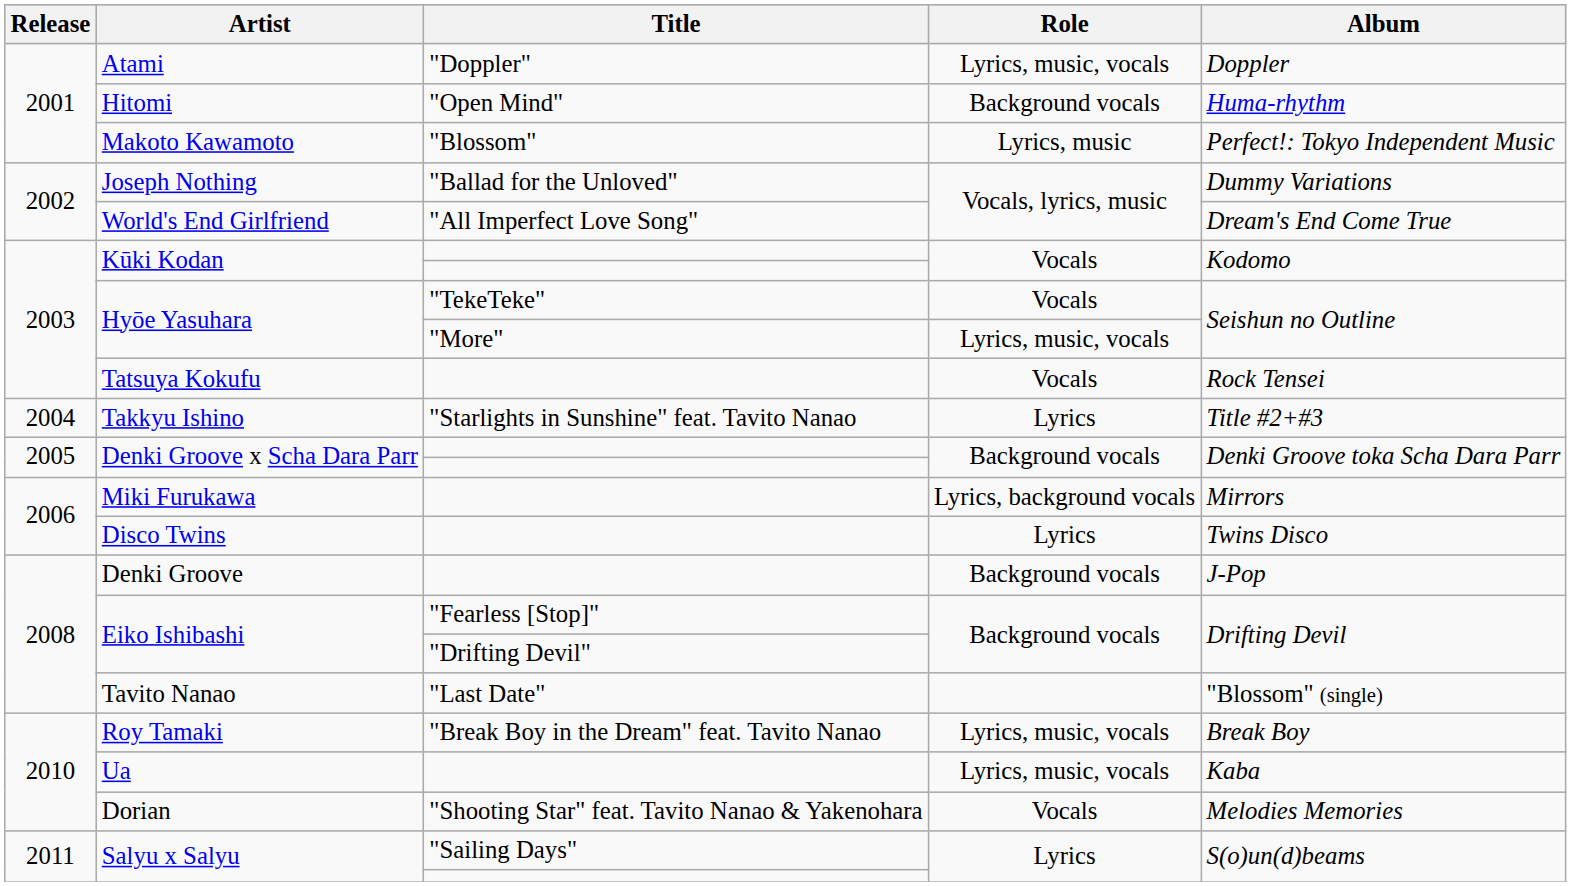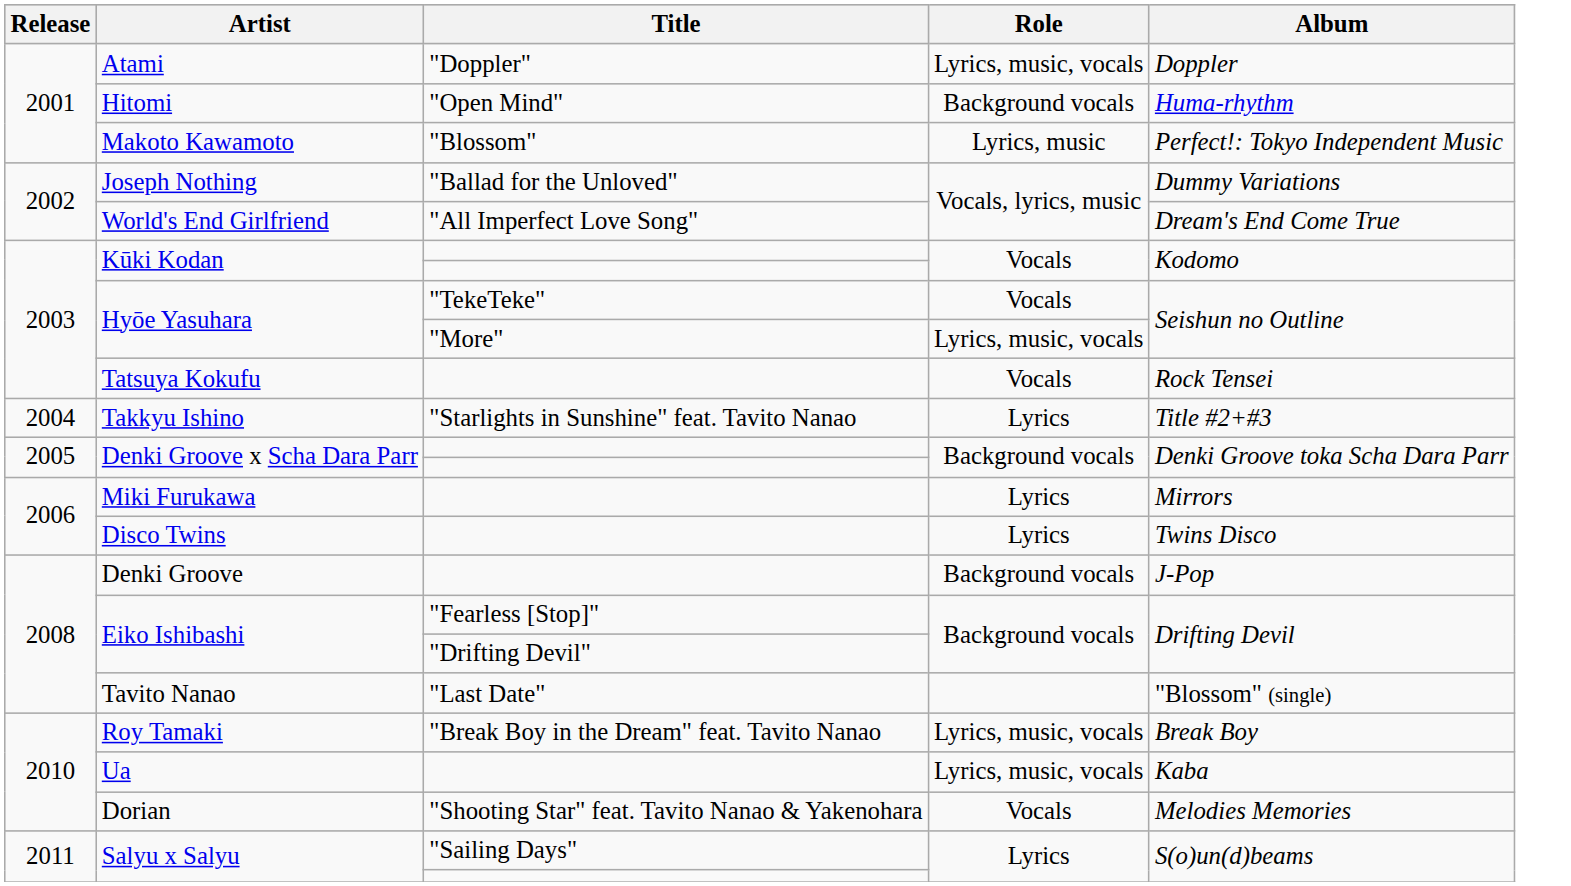(1065, 496) Lyrics, background vocals -> (1039, 496) Lyrics
